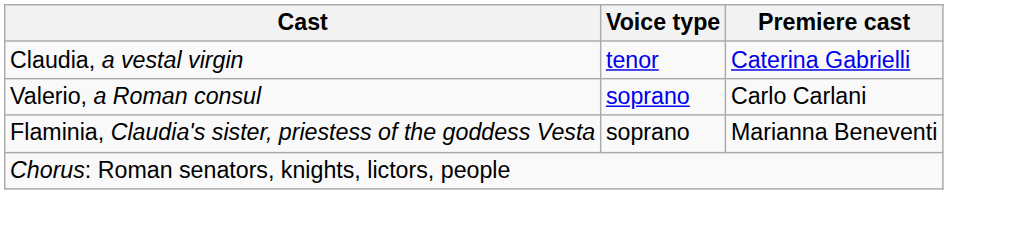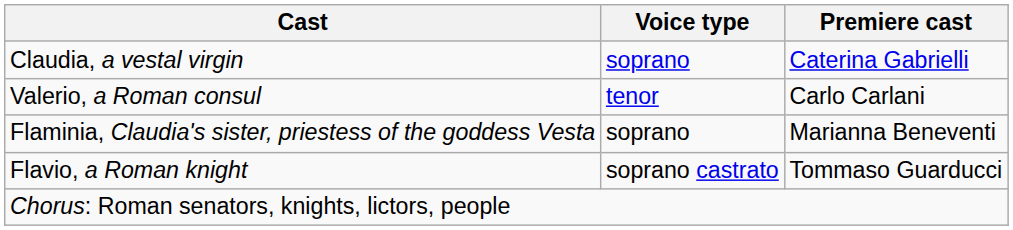(632, 59) tenor -> (648, 59) soprano
(648, 96) soprano -> (632, 96) tenor
+ row: (129, 170)
